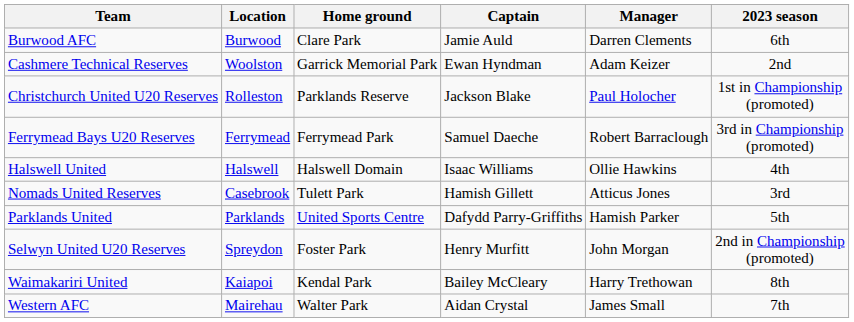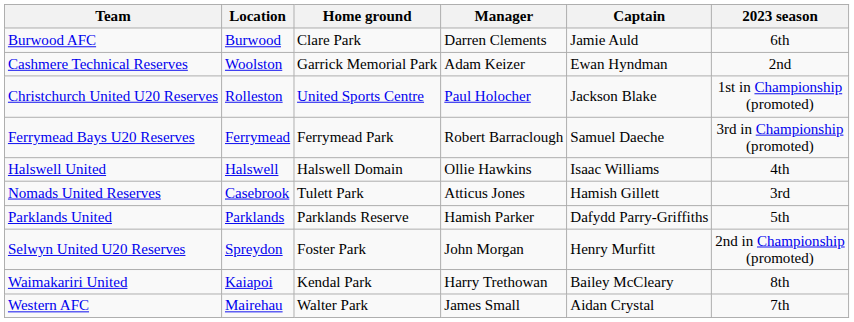columns swapped: (649, 16) <-> (513, 16)
(353, 96) Parklands Reserve -> (361, 96) United Sports Centre
(361, 217) United Sports Centre -> (353, 217) Parklands Reserve
